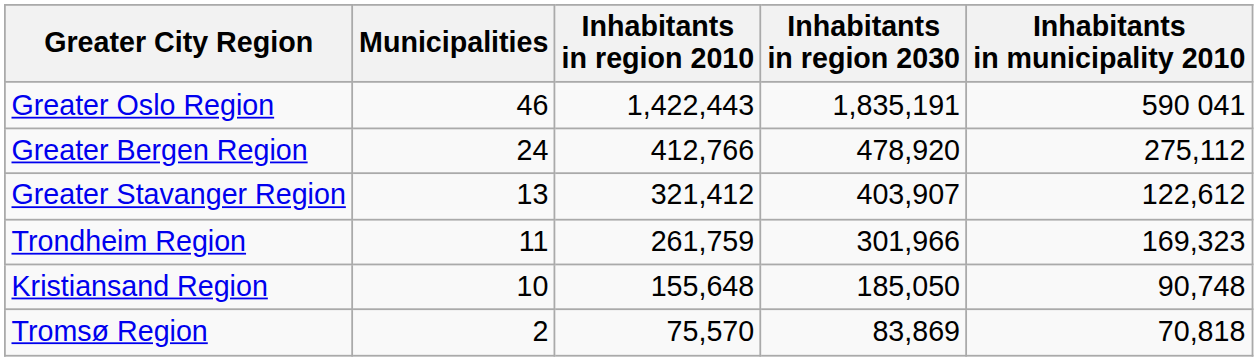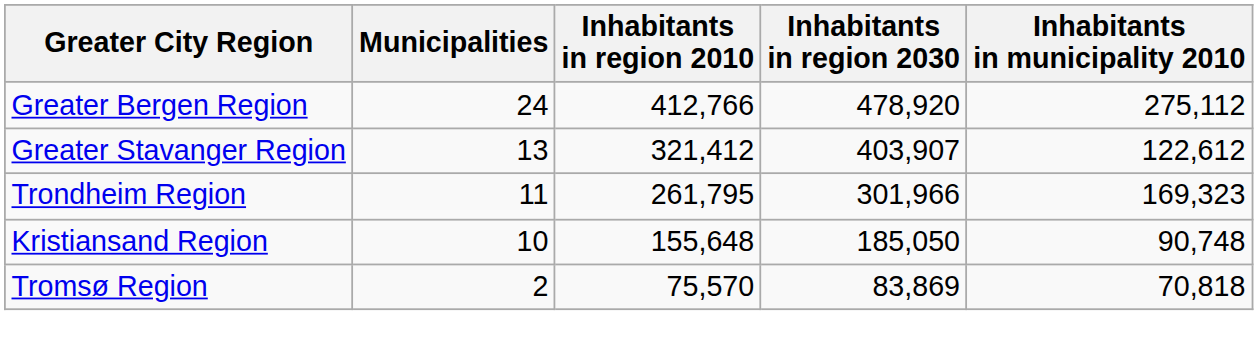- row: (143, 104)
(702, 241) 261,759 -> (702, 195) 261,795
